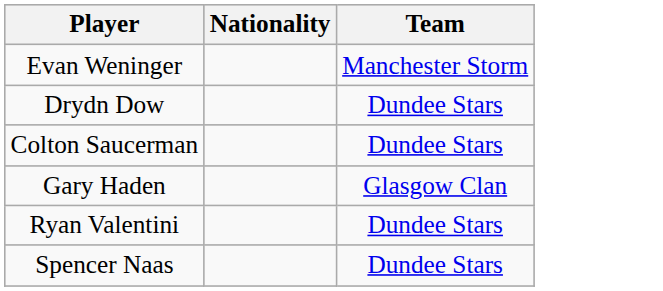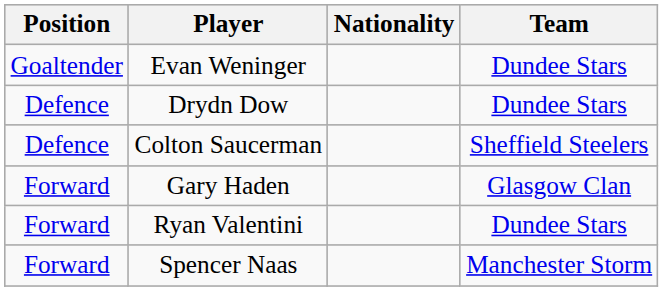+ column: (67, 24)
(435, 64) Manchester Storm -> (559, 64) Dundee Stars
(435, 144) Dundee Stars -> (559, 144) Sheffield Steelers
(435, 265) Dundee Stars -> (559, 265) Manchester Storm
